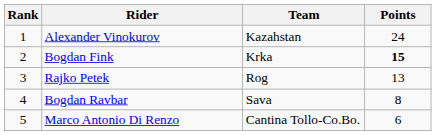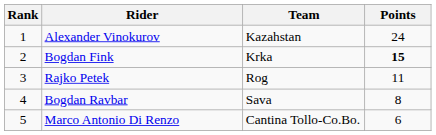(398, 78) 13 -> (398, 78) 11
